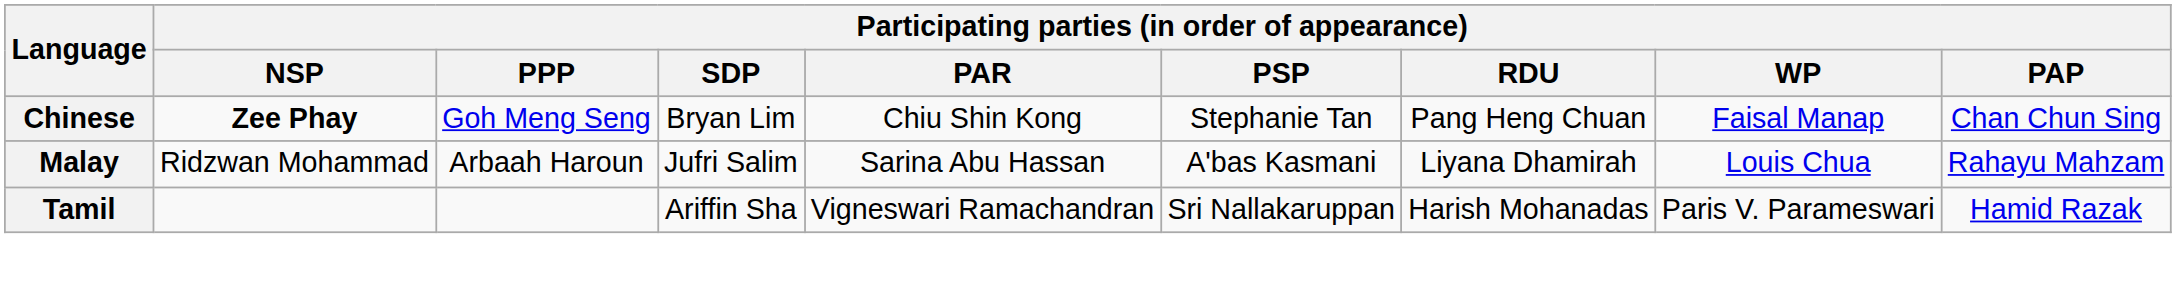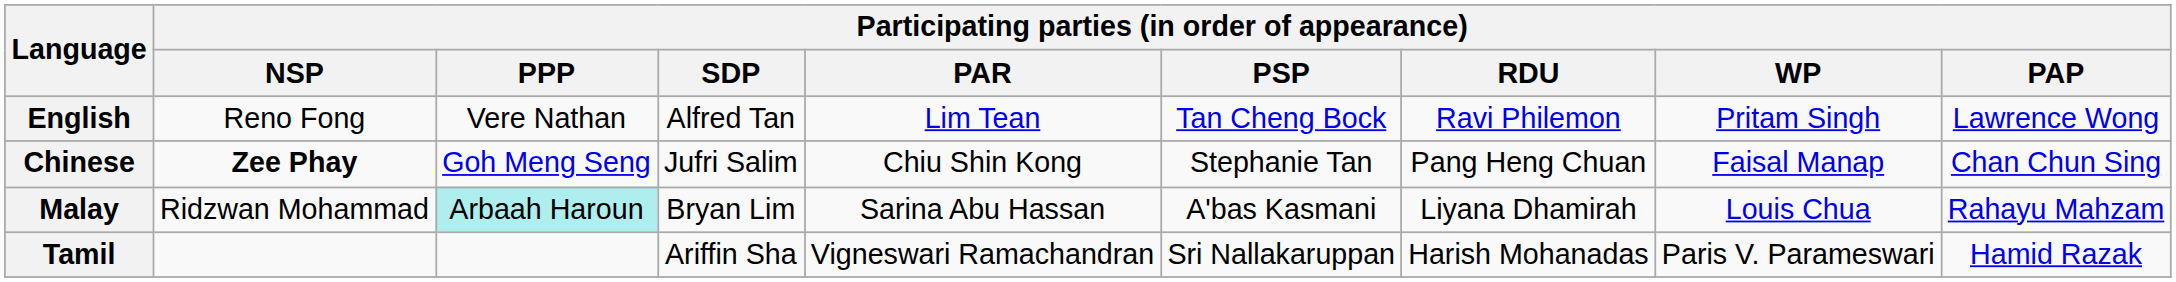+ row: (79, 118)
(731, 118) Bryan Lim -> (731, 163) Jufri Salim
(546, 163) no background -> (546, 208) paleturquoise background
(731, 163) Jufri Salim -> (731, 208) Bryan Lim
